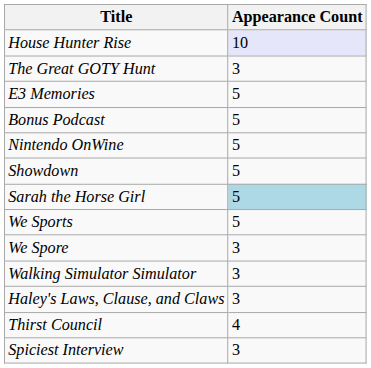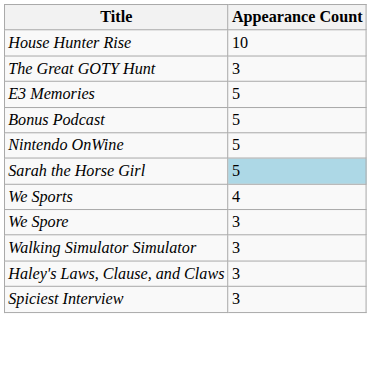(240, 42) lavender background -> (240, 42) no background
- row: (43, 171)
(236, 222) 5 -> (236, 196) 4
- row: (55, 324)
